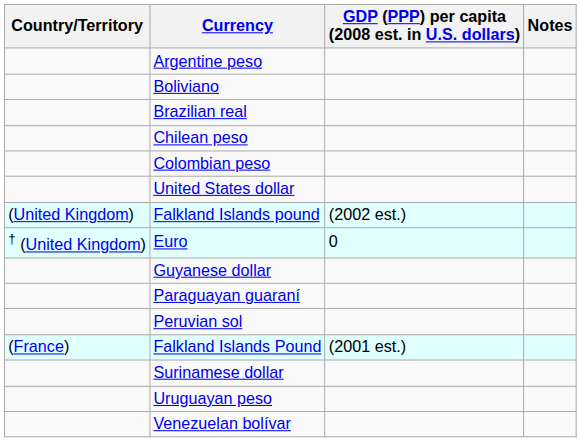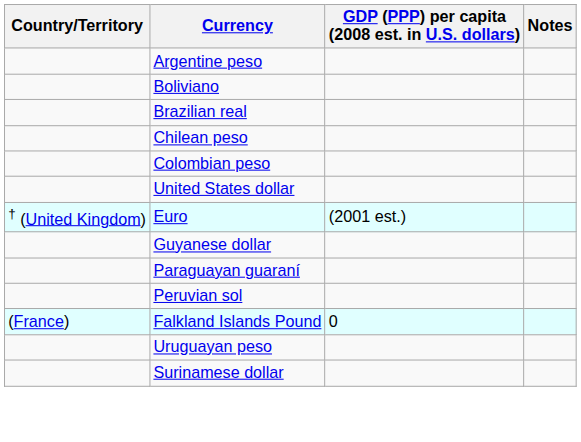- row: (237, 214)
(333, 242) 0 -> (367, 217) (2001 est.)
(367, 347) (2001 est.) -> (333, 321) 0
rows swapped: (219, 373) <-> (213, 398)
- row: (222, 424)
